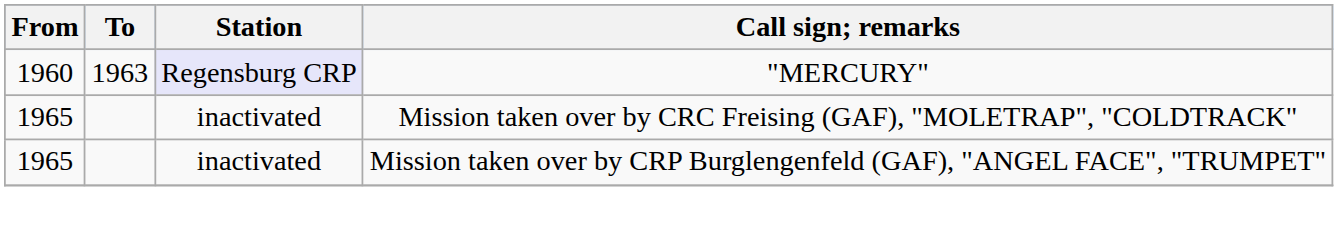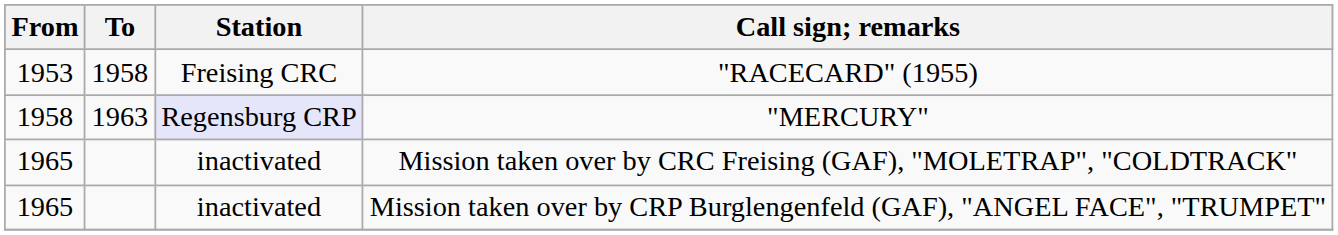+ row: (848, 71)
(45, 71) 1960 -> (45, 116) 1958
